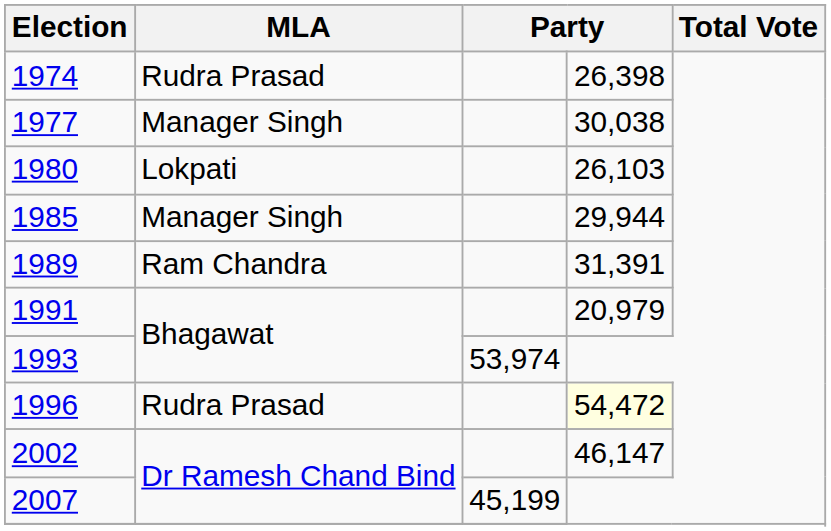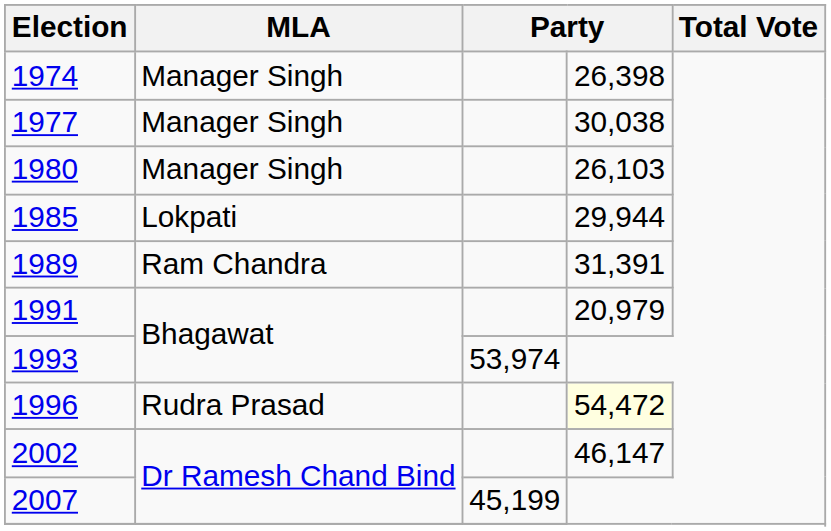(233, 75) Rudra Prasad -> (242, 75) Manager Singh
(189, 169) Lokpati -> (242, 169) Manager Singh
(242, 216) Manager Singh -> (189, 216) Lokpati
